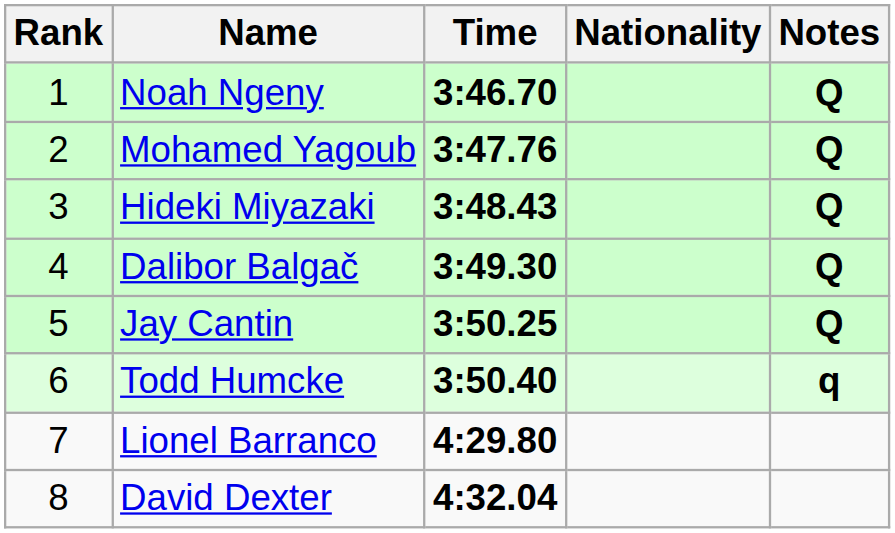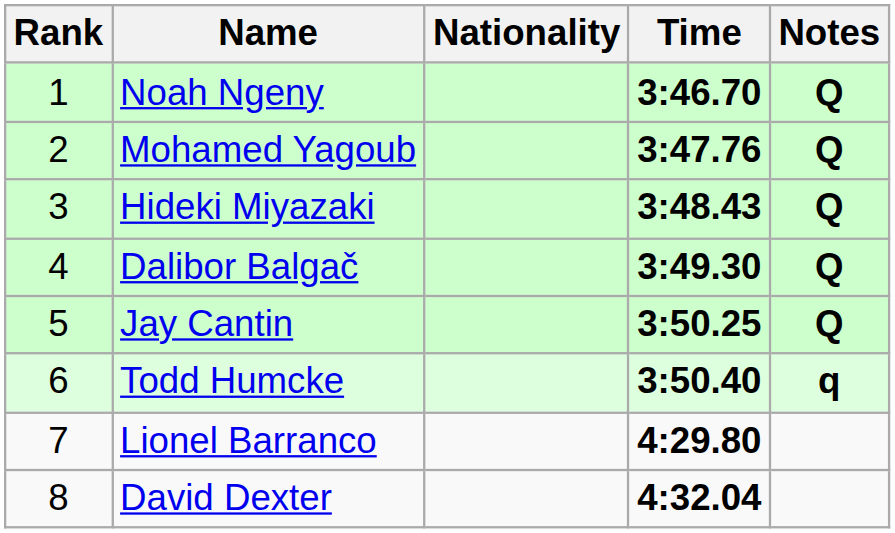columns swapped: (668, 33) <-> (495, 33)
